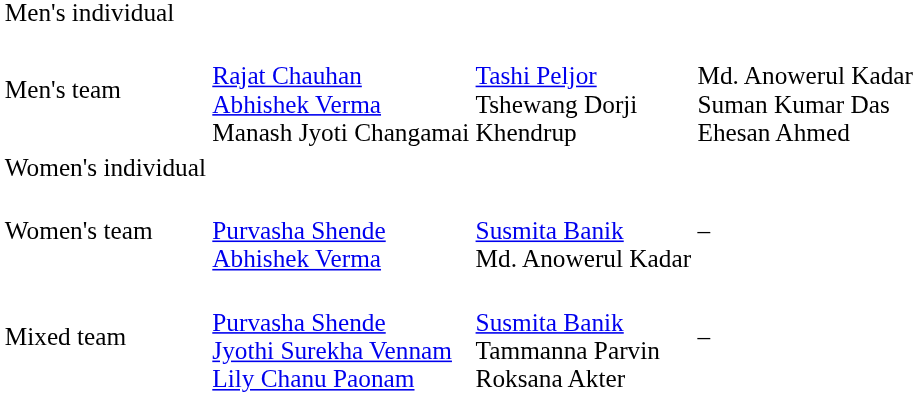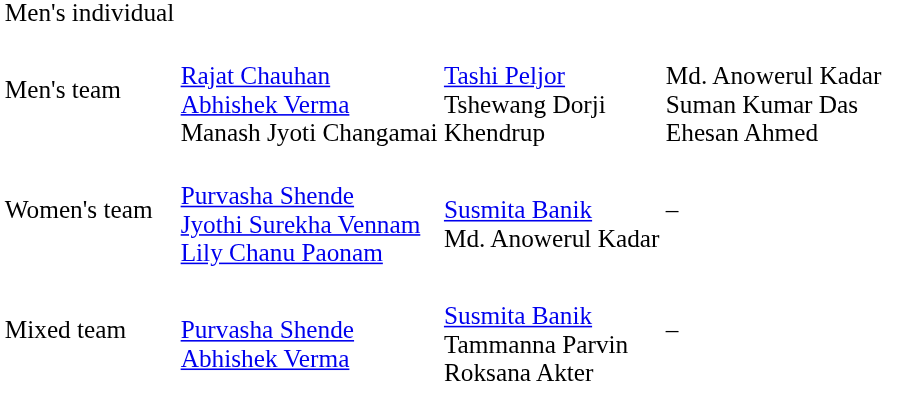- row: (105, 167)
(299, 244) Purvasha Shende Abhishek Verma -> (300, 224) Purvasha Shende Jyothi Surekha Vennam Lily Chanu Paonam
(332, 350) Purvasha Shende Jyothi Surekha Vennam Lily Chanu Paonam -> (267, 344) Purvasha Shende Abhishek Verma
